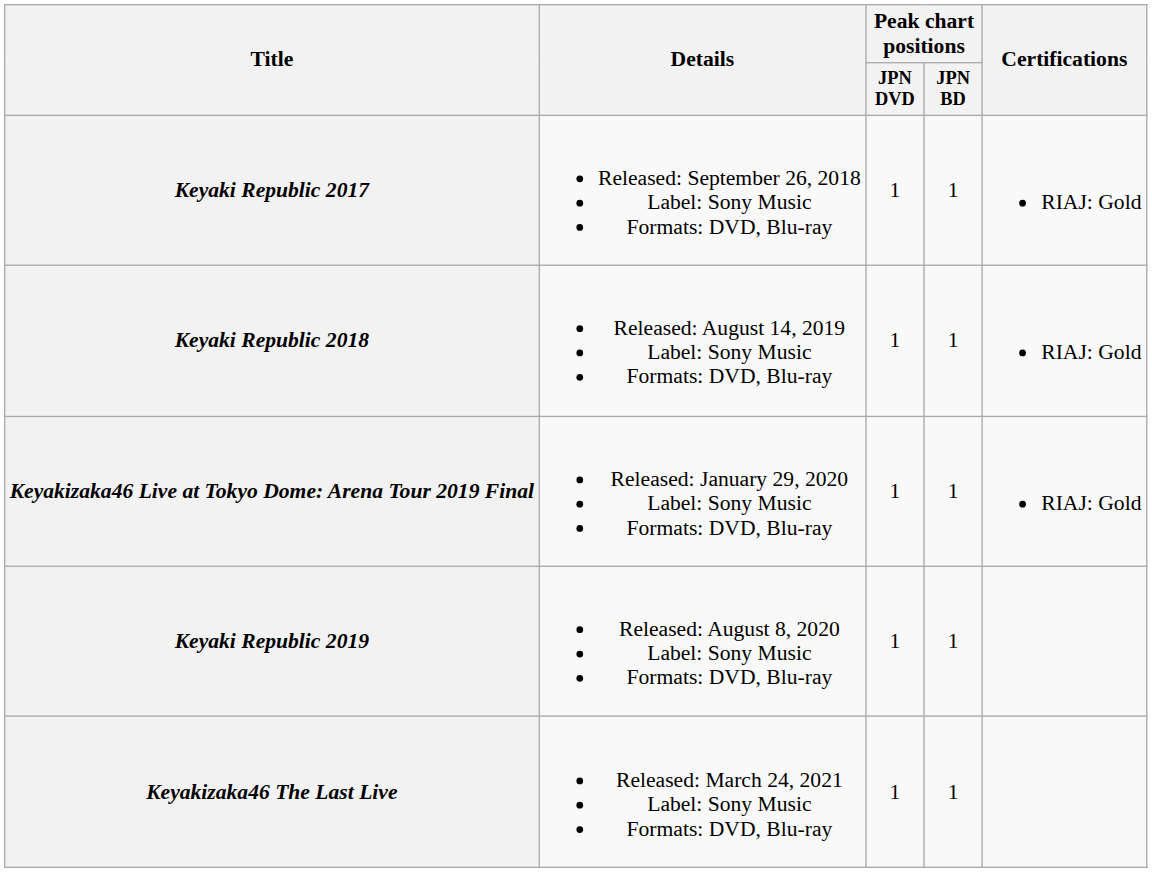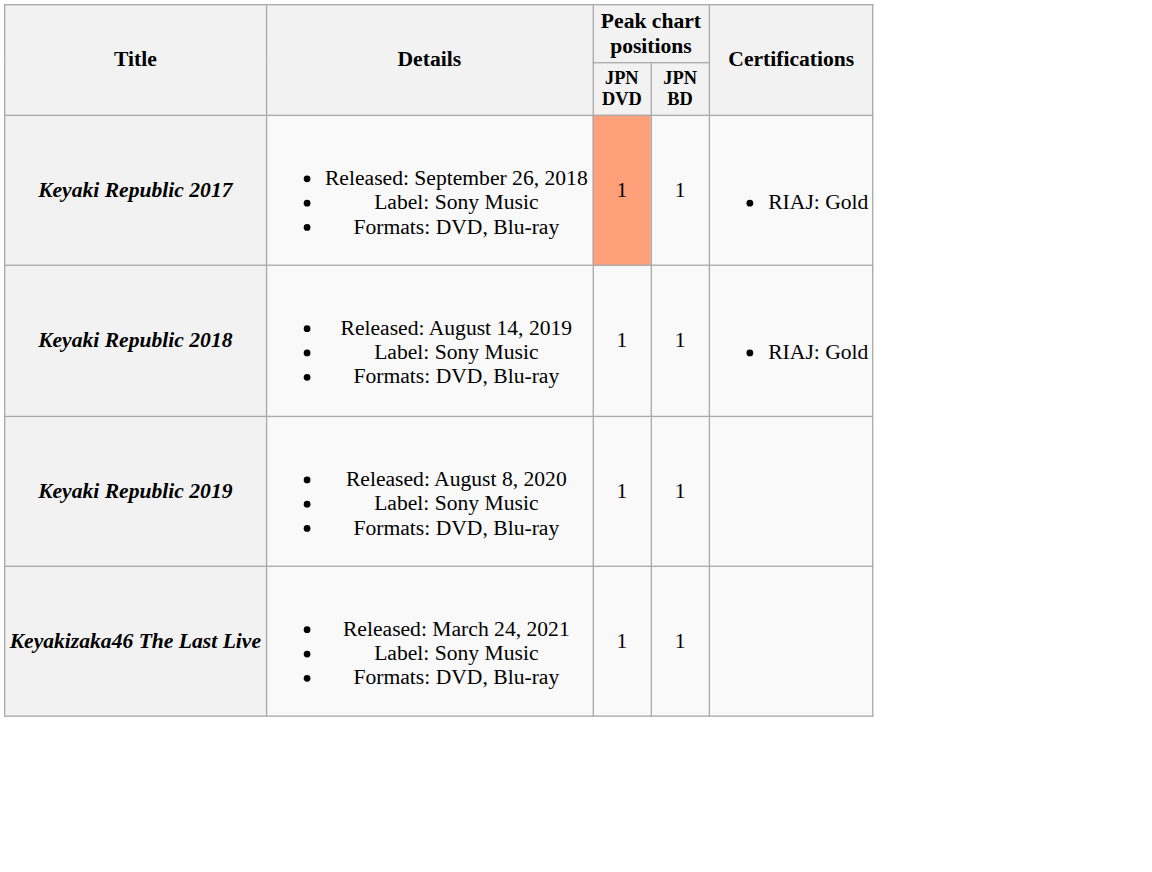(895, 190) no background -> (622, 190) lightsalmon background
- row: (272, 490)
